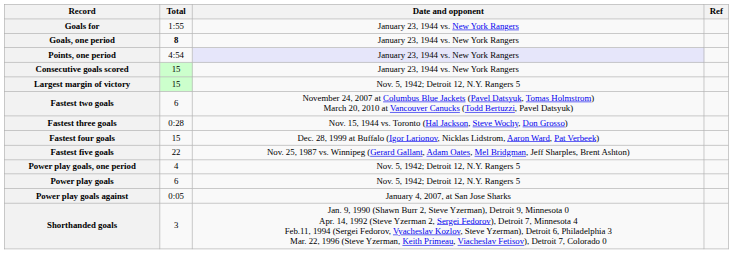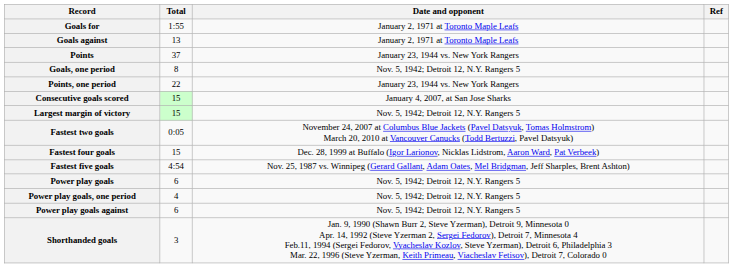(448, 26) January 23, 1944 vs. New York Rangers -> (448, 26) January 2, 1971 at Toronto Maple Leafs
+ row: (82, 41)
+ row: (82, 55)
(176, 41) bold -> (176, 70) normal
(448, 41) January 23, 1944 vs. New York Rangers -> (448, 70) Nov. 5, 1942; Detroit 12, N.Y. Rangers 5
(176, 55) 4:54 -> (176, 84) 22
(448, 55) lavender background -> (448, 84) no background
(448, 70) January 23, 1944 vs. New York Rangers -> (448, 99) January 4, 2007, at San Jose Sharks
(176, 104) 6 -> (176, 133) 0:05
- row: (82, 123)
(176, 152) 22 -> (176, 167) 4:54
rows swapped: (82, 181) <-> (82, 167)
(176, 196) 0:05 -> (176, 210) 6
(448, 196) January 4, 2007, at San Jose Sharks -> (448, 210) Nov. 5, 1942; Detroit 12, N.Y. Rangers 5
